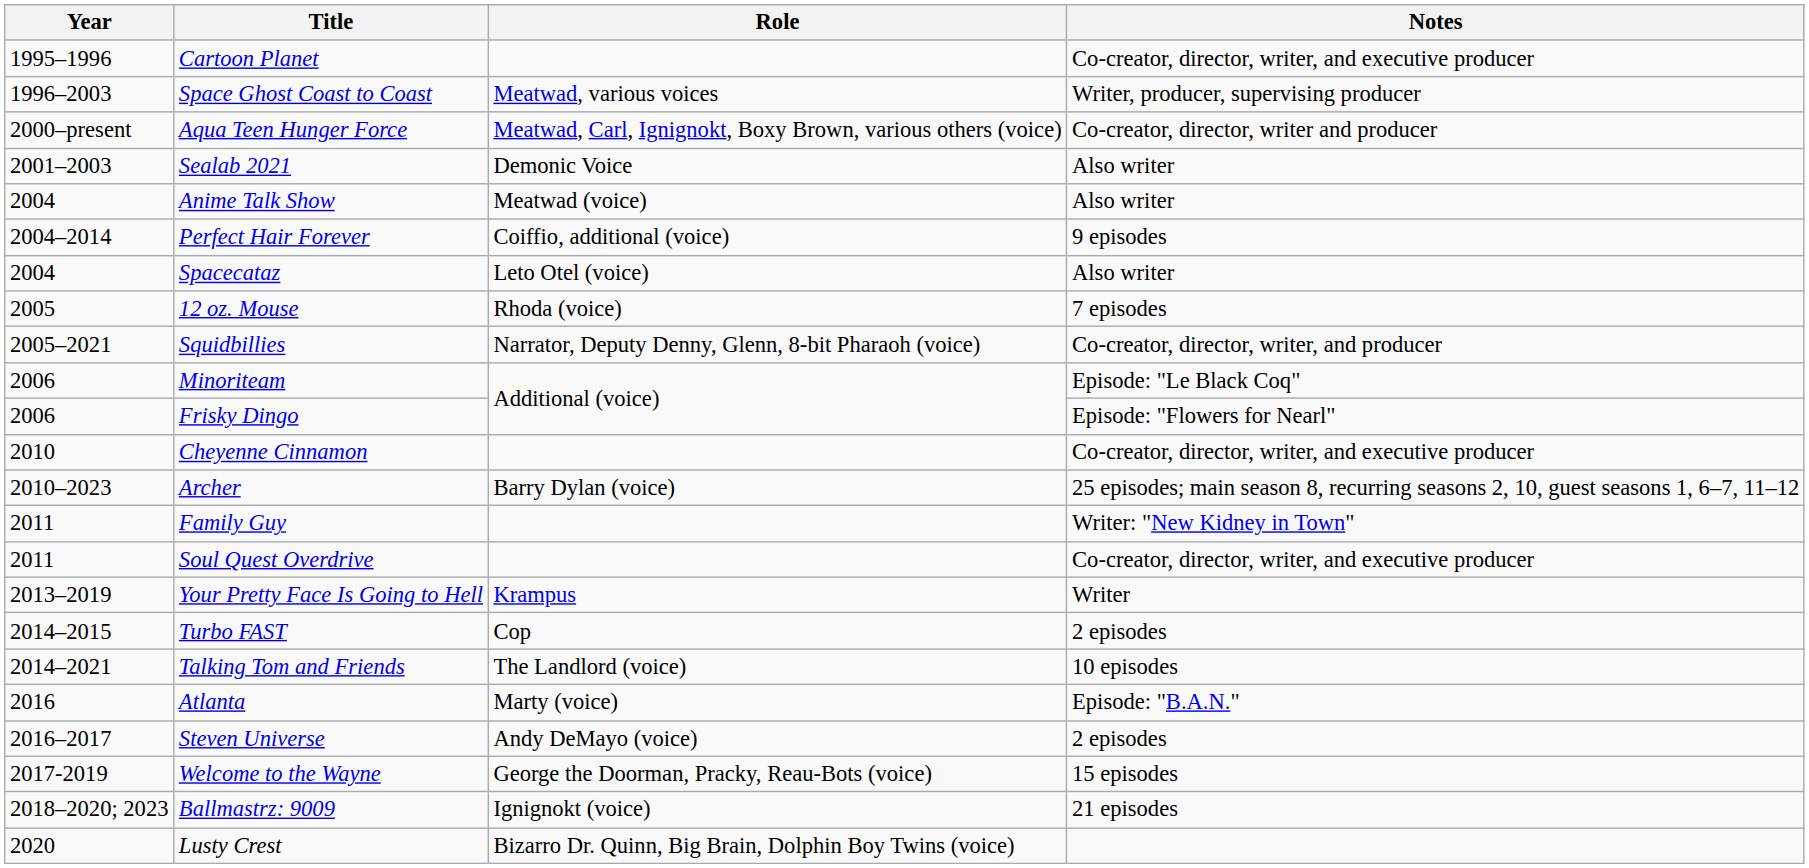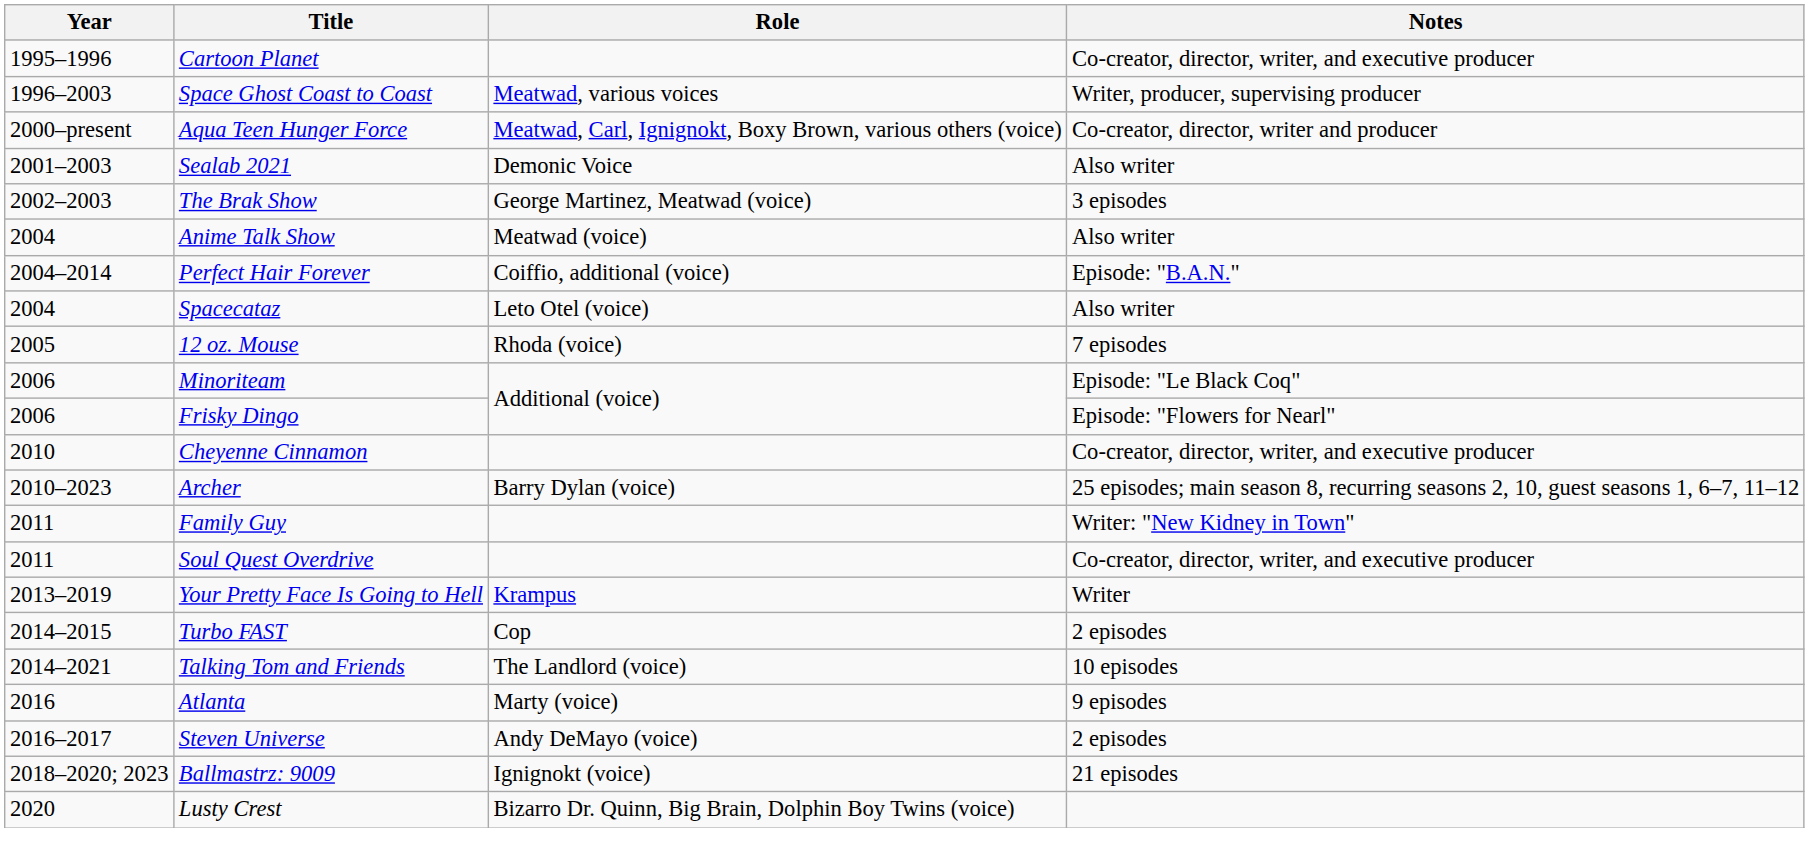+ row: (248, 201)
(1119, 237) 9 episodes -> (1156, 272) Episode: "B.A.N."
- row: (232, 344)
(1156, 702) Episode: "B.A.N." -> (1119, 702) 9 episodes
- row: (280, 773)
